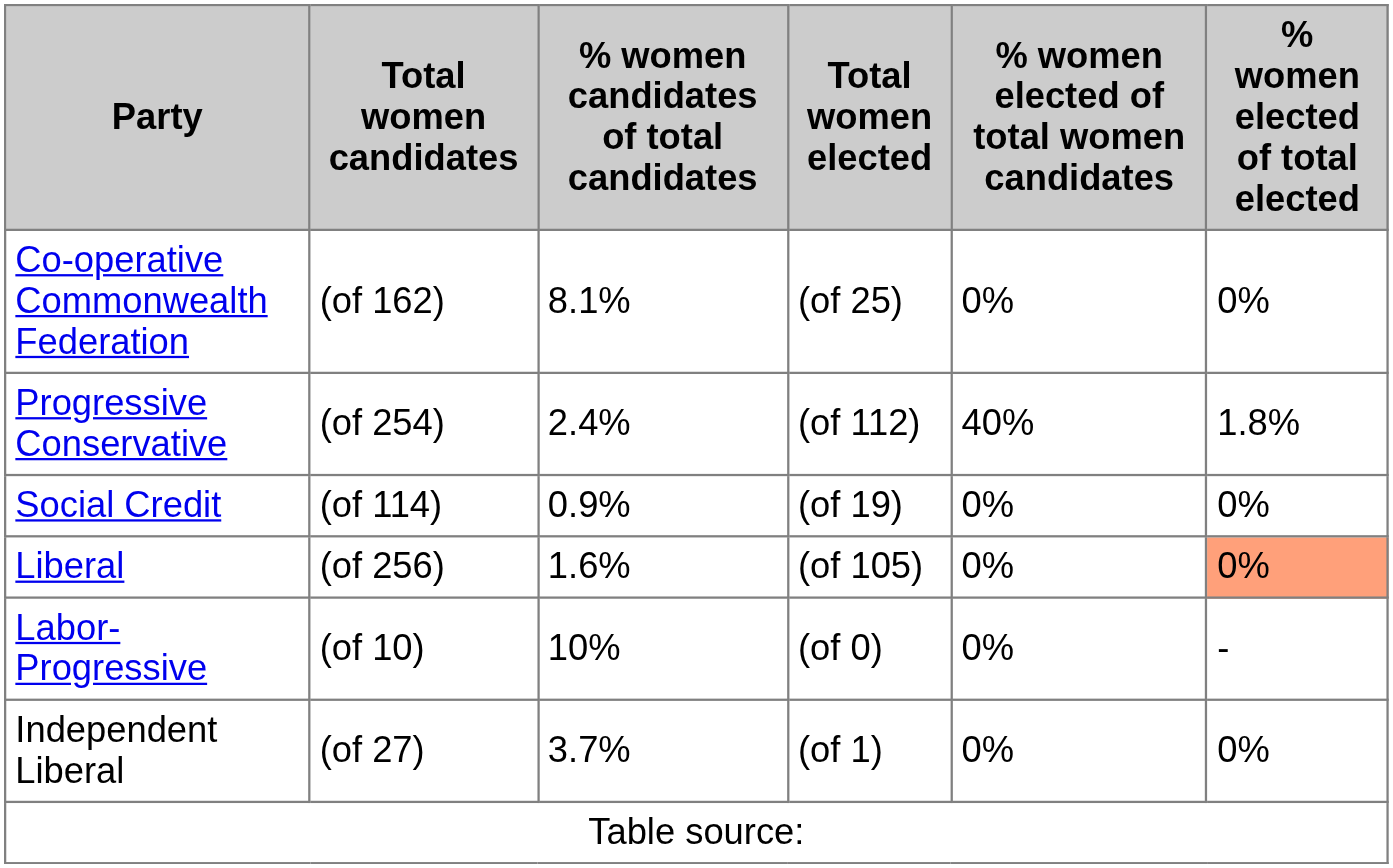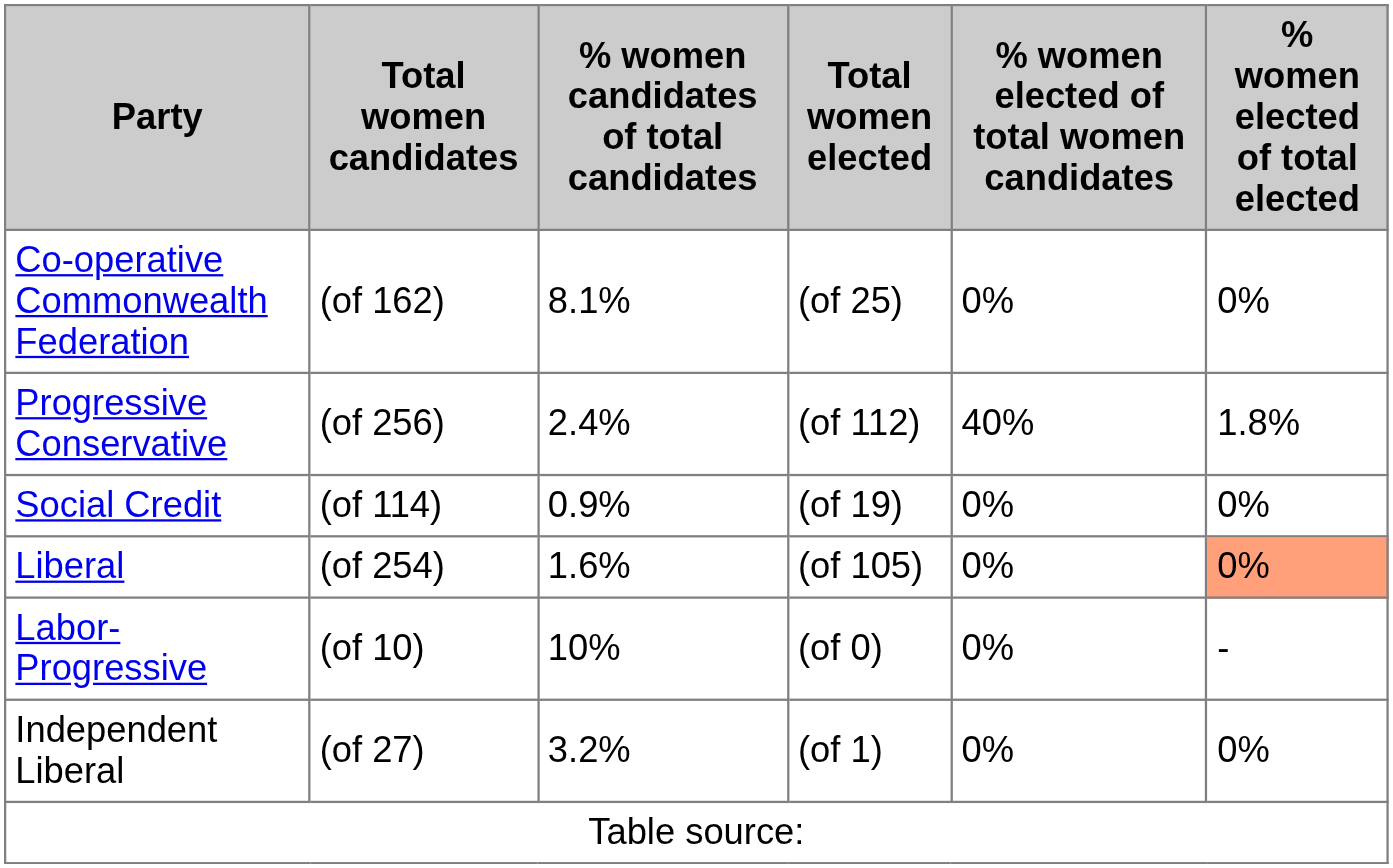(382, 423) (of 254) -> (382, 423) (of 256)
(382, 566) (of 256) -> (382, 566) (of 254)
(589, 750) 3.7% -> (589, 750) 3.2%
